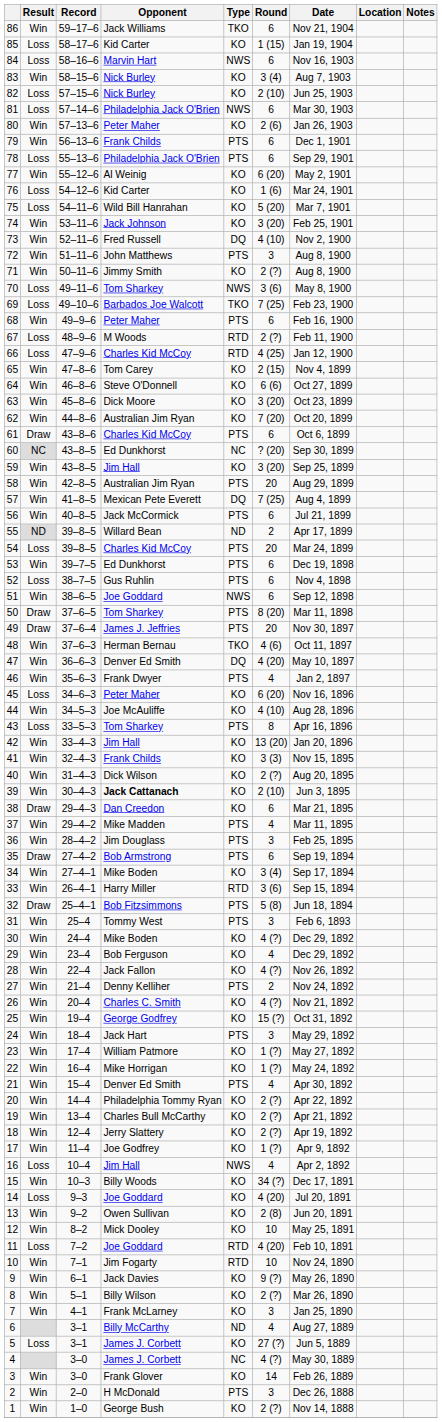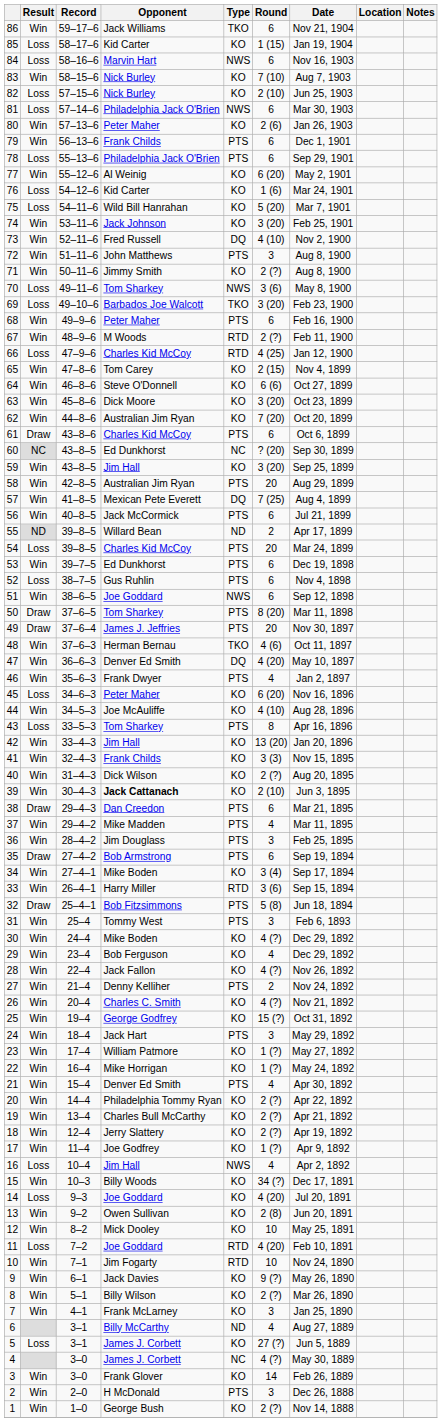(271, 77) 3 (4) -> (271, 77) 7 (10)
(271, 304) 7 (25) -> (271, 304) 3 (20)
(38, 337) Loss -> (38, 337) Win
(238, 808) KO -> (238, 808) PTS
